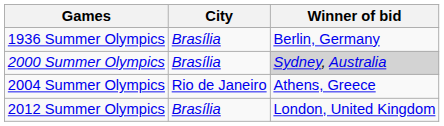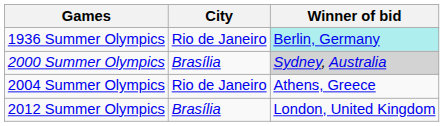(196, 39) Brasília -> (219, 39) Rio de Janeiro
(327, 39) no background -> (327, 39) paleturquoise background
